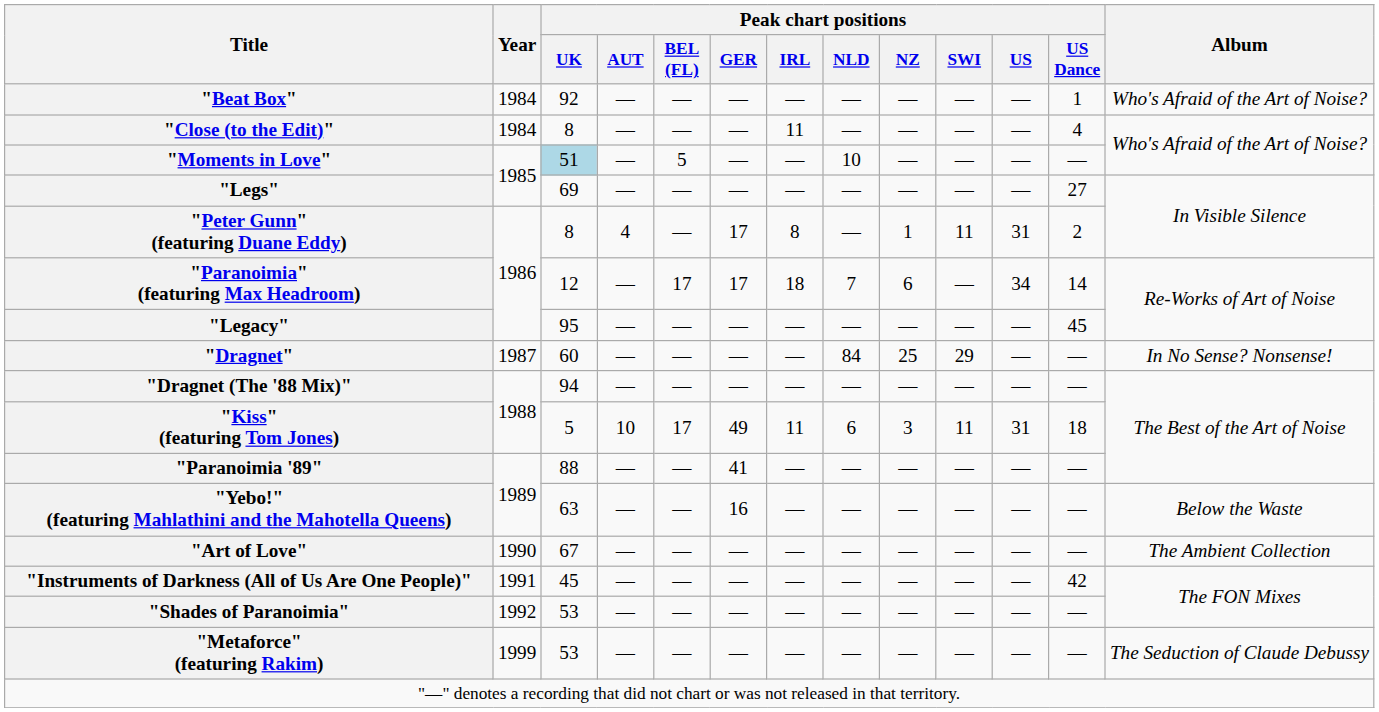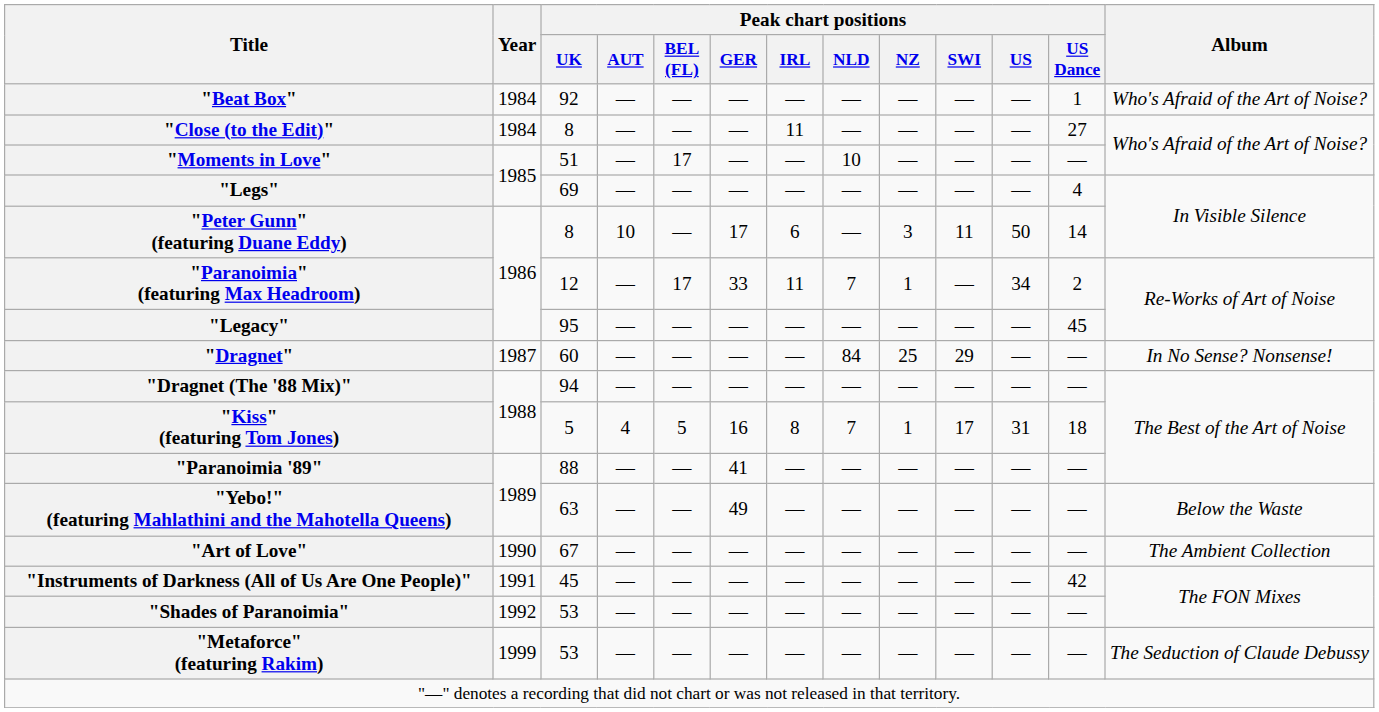(1077, 129) 4 -> (1077, 129) 27
(569, 159) lightblue background -> (569, 159) no background
(682, 159) 5 -> (682, 159) 17
(1077, 190) 27 -> (1077, 190) 4
(625, 231) 4 -> (625, 231) 10
(795, 231) 8 -> (795, 231) 6
(908, 231) 1 -> (908, 231) 3
(1021, 231) 31 -> (1021, 231) 50
(1077, 231) 2 -> (1077, 231) 14
(738, 283) 17 -> (738, 283) 33
(795, 283) 18 -> (795, 283) 11
(908, 283) 6 -> (908, 283) 1
(1077, 283) 14 -> (1077, 283) 2
(625, 427) 10 -> (625, 427) 4
(682, 427) 17 -> (682, 427) 5
(738, 427) 49 -> (738, 427) 16
(795, 427) 11 -> (795, 427) 8
(851, 427) 6 -> (851, 427) 7
(908, 427) 3 -> (908, 427) 1
(964, 427) 11 -> (964, 427) 17
(738, 509) 16 -> (738, 509) 49
